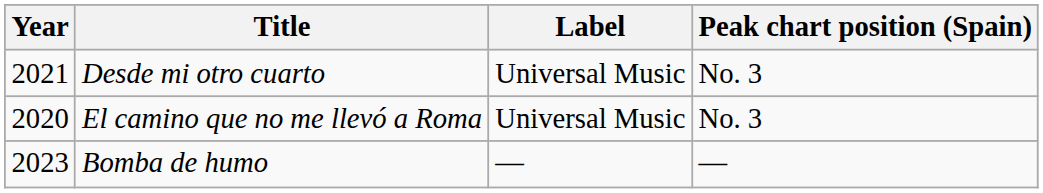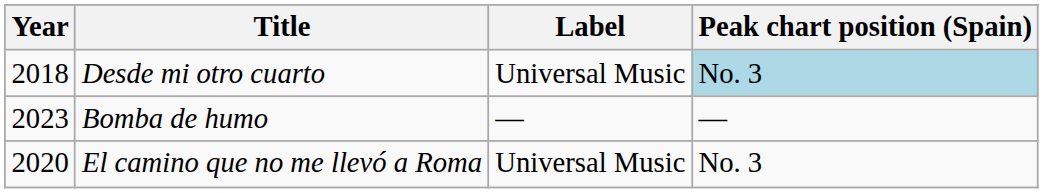(40, 72) 2021 -> (40, 72) 2018
(730, 72) no background -> (730, 72) lightblue background
rows swapped: (282, 118) <-> (175, 163)
